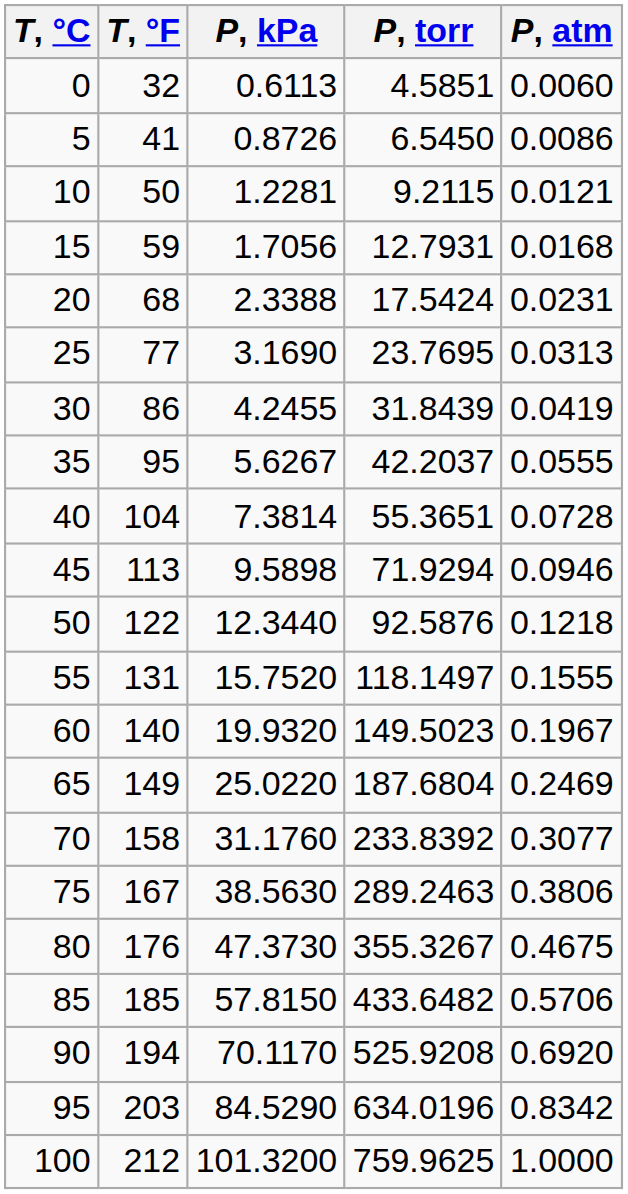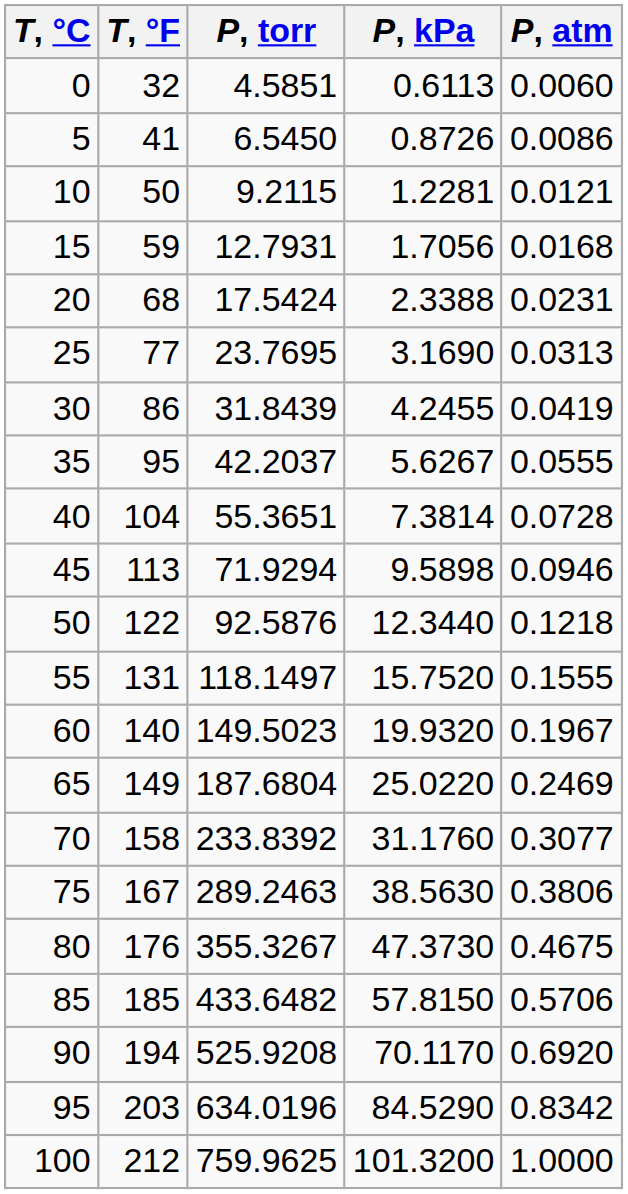columns swapped: (266, 31) <-> (423, 31)
